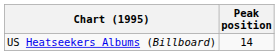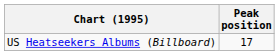(247, 42) 14 -> (247, 42) 17
